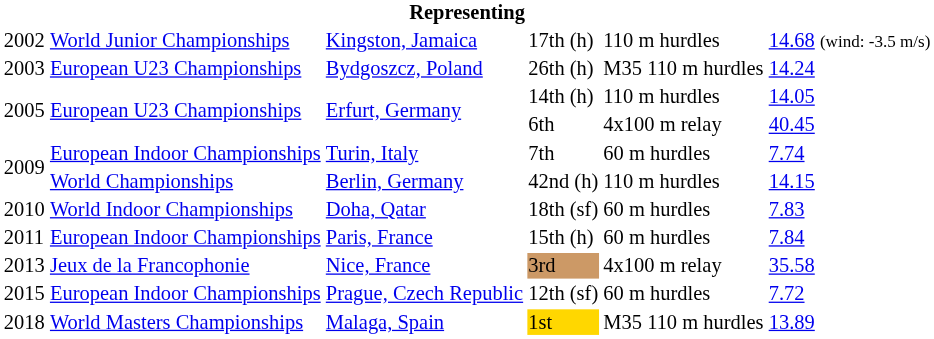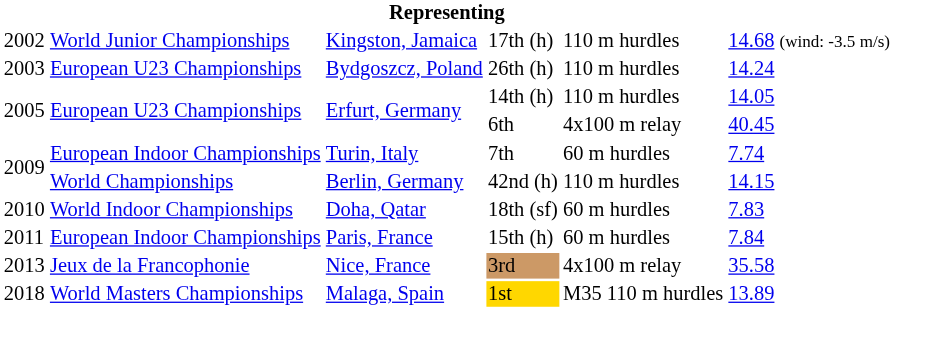(683, 68) M35 110 m hurdles -> (621, 68) 110 m hurdles
- row: (563, 293)
